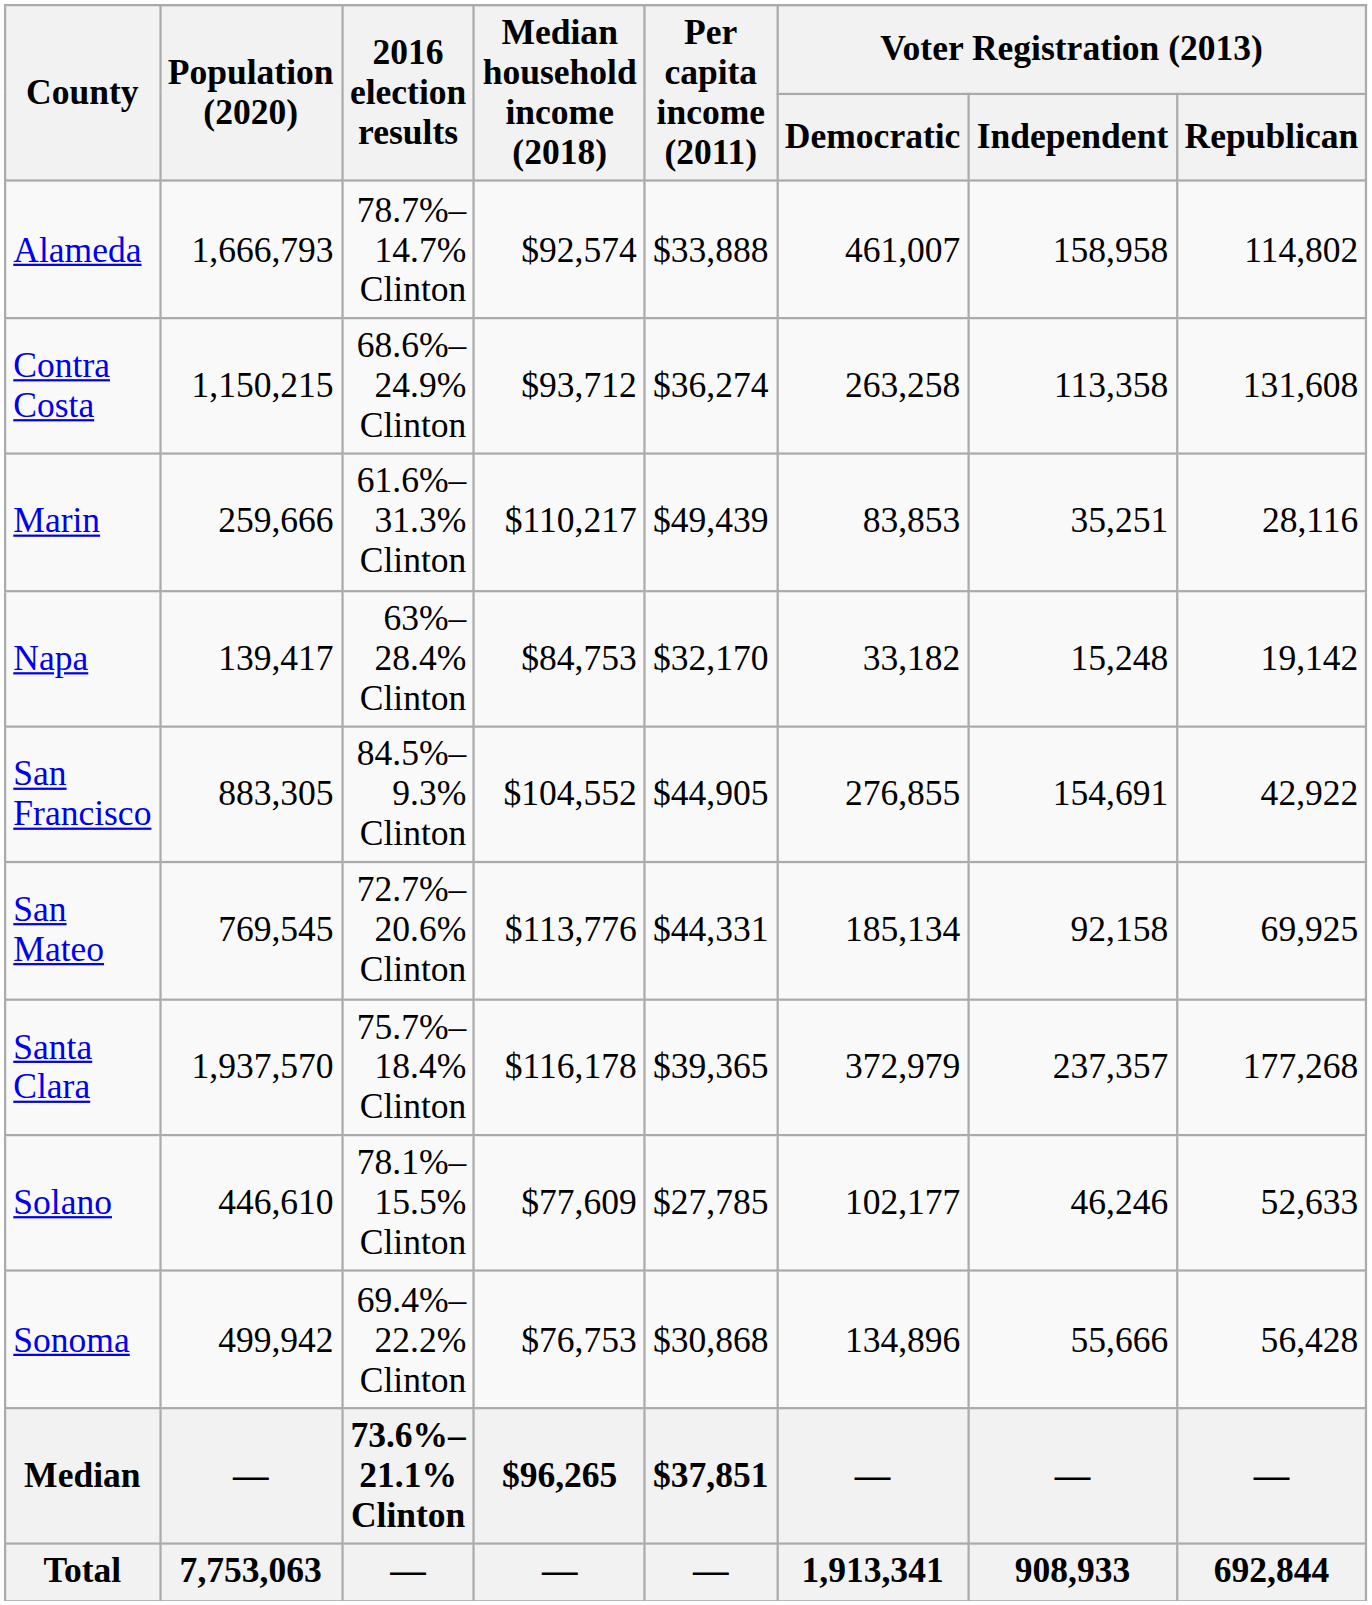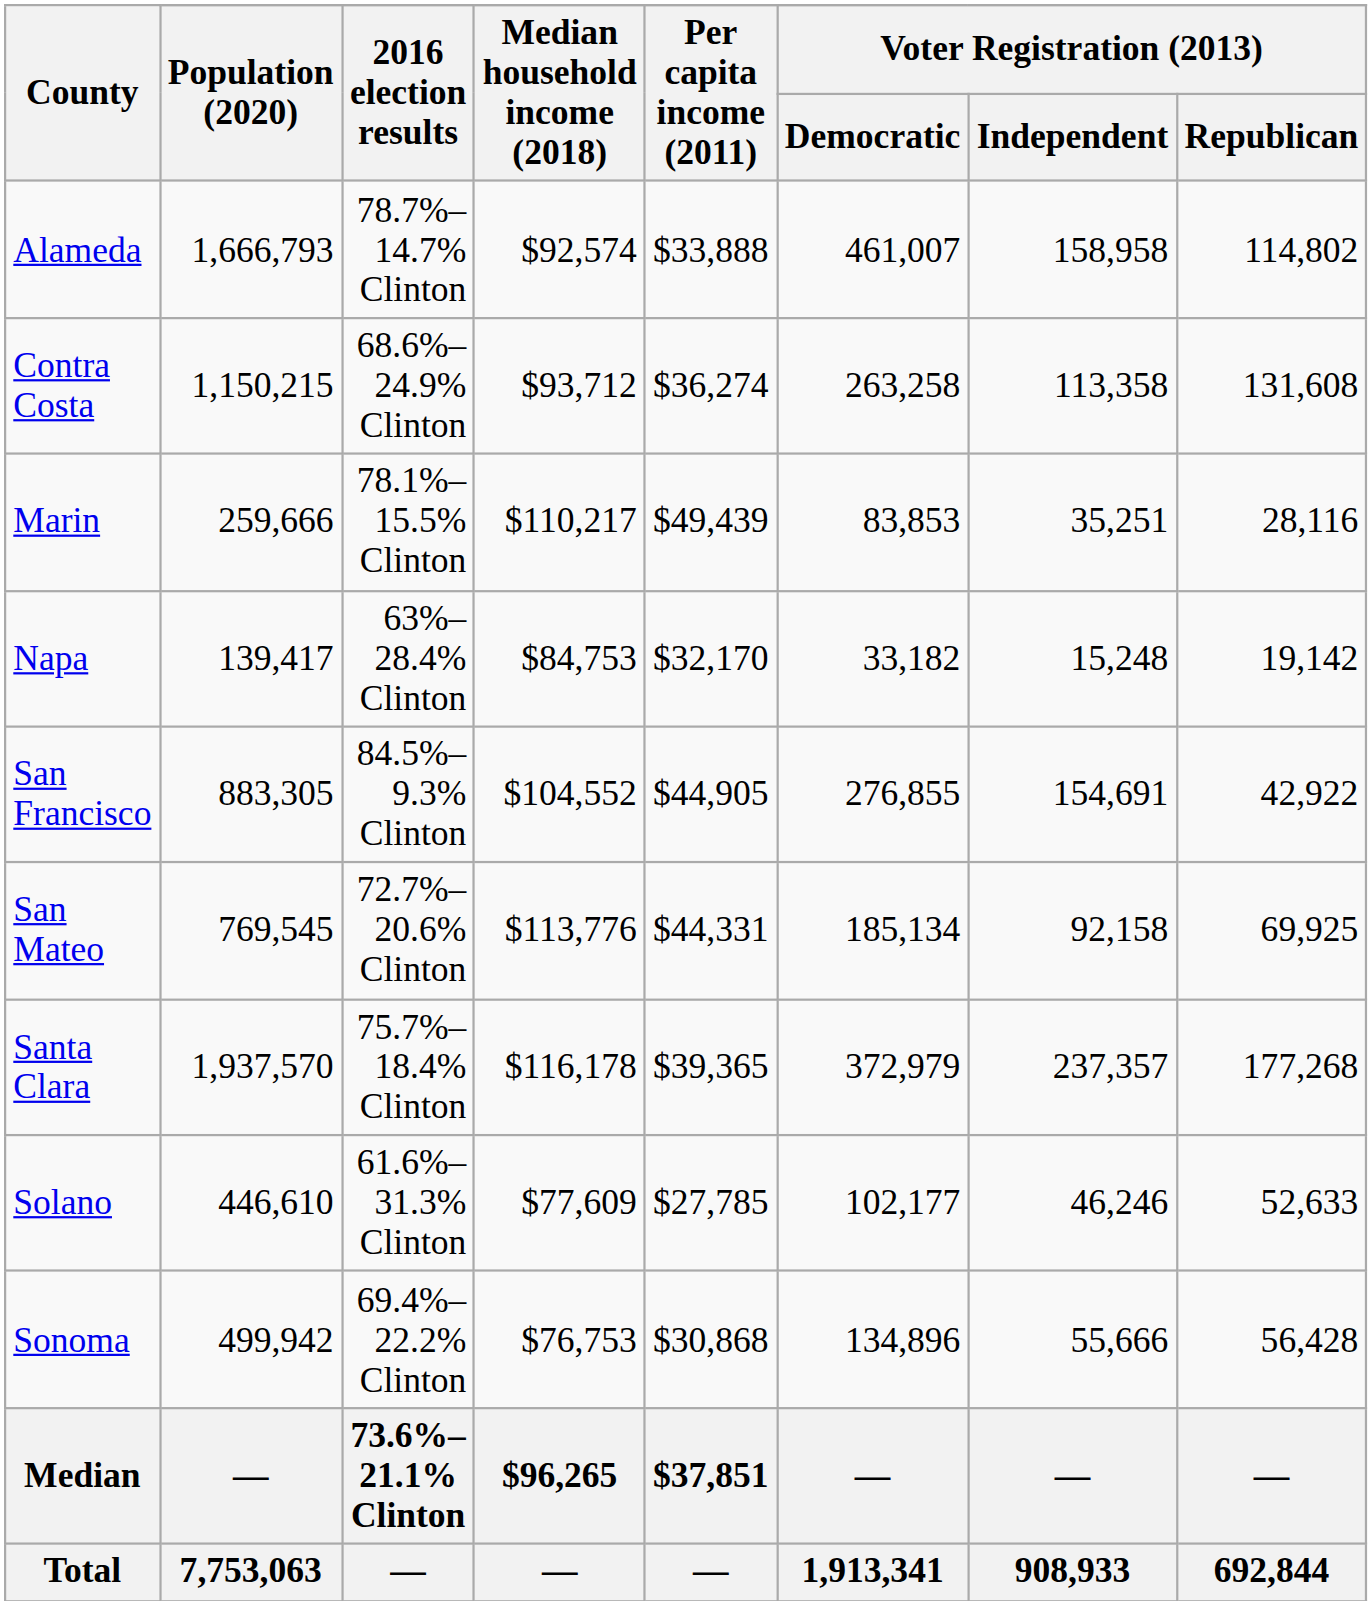(412, 521) 61.6%– 31.3% Clinton -> (412, 521) 78.1%–15.5% Clinton
(412, 1202) 78.1%–15.5% Clinton -> (412, 1202) 61.6%– 31.3% Clinton
